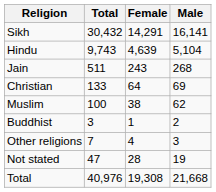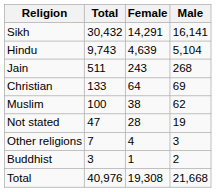rows swapped: (29, 123) <-> (33, 159)
